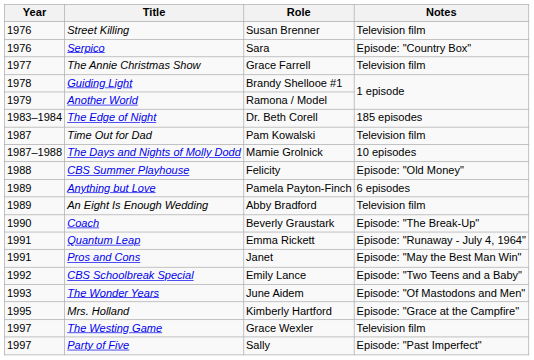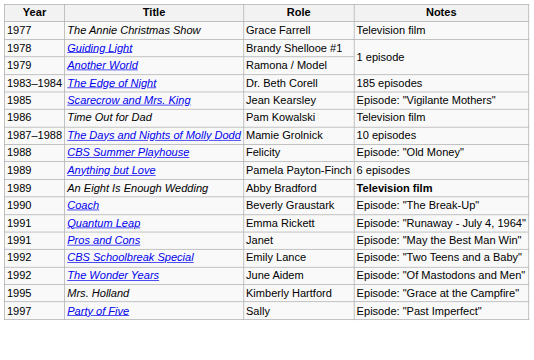- row: (98, 30)
- row: (86, 48)
+ row: (129, 100)
(19, 135) 1987 -> (19, 118) 1986
(391, 205) normal -> (395, 188) bold
(19, 293) 1993 -> (19, 275) 1992
- row: (115, 328)
